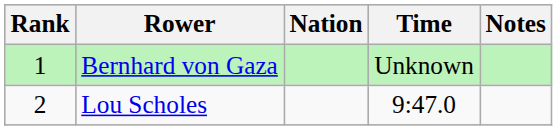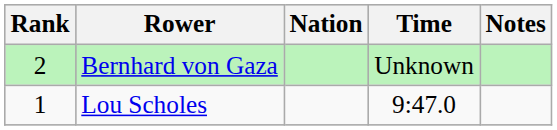(40, 64) 1 -> (40, 64) 2
(40, 104) 2 -> (40, 104) 1
